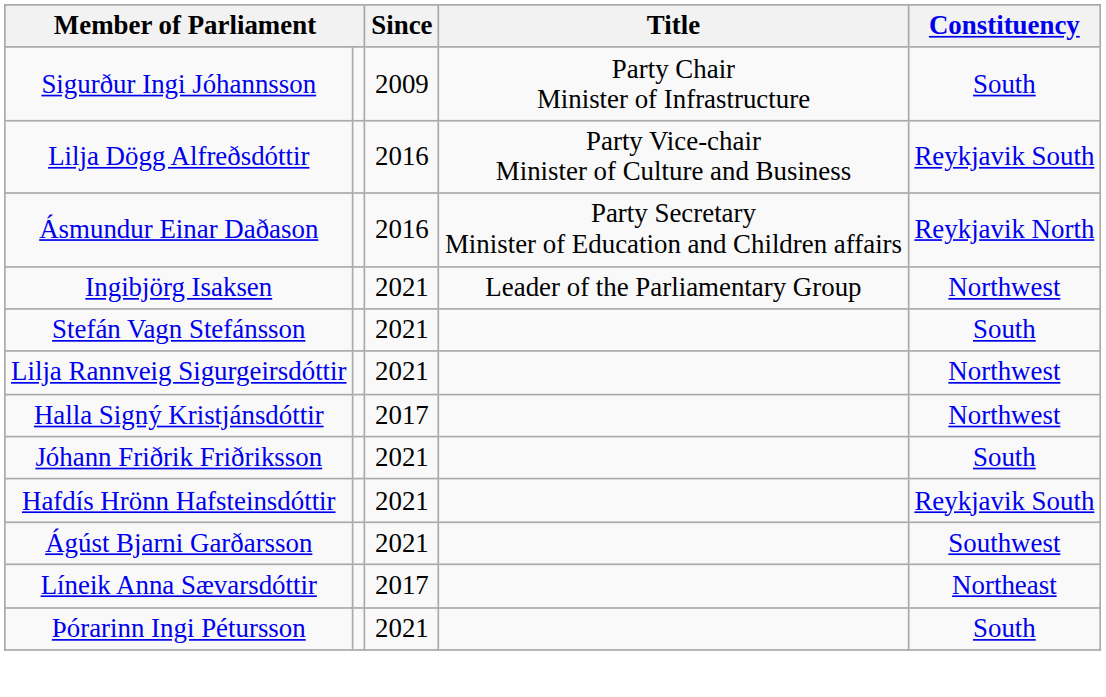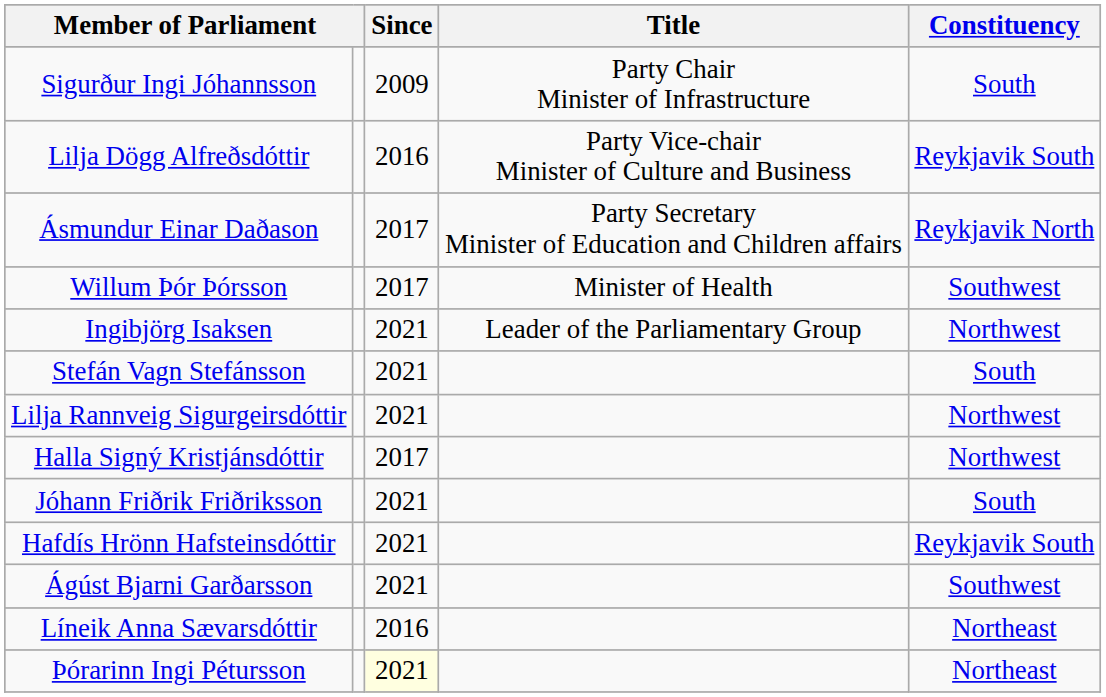(402, 229) 2016 -> (402, 229) 2017
+ row: (179, 287)
(402, 585) 2017 -> (402, 628) 2016
(402, 628) no background -> (402, 670) lightyellow background
(1004, 628) South -> (1004, 670) Northeast
